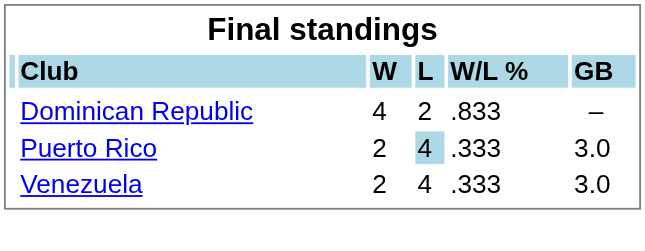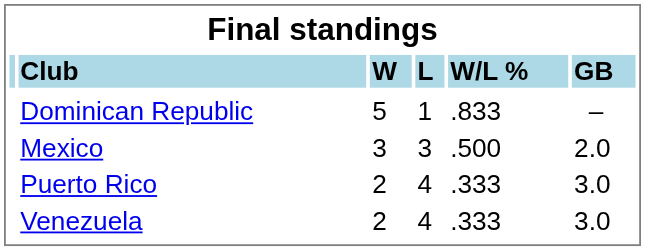(379, 111) 4 -> (379, 111) 5
(425, 111) 2 -> (425, 111) 1
+ row: (62, 148)
(425, 148) lightblue background -> (425, 184) no background
